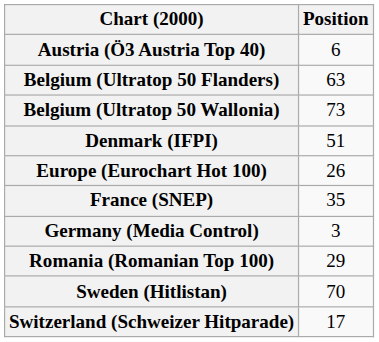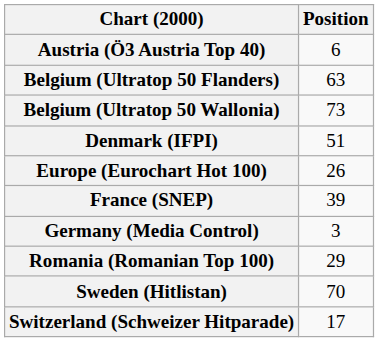(336, 200) 35 -> (336, 200) 39
